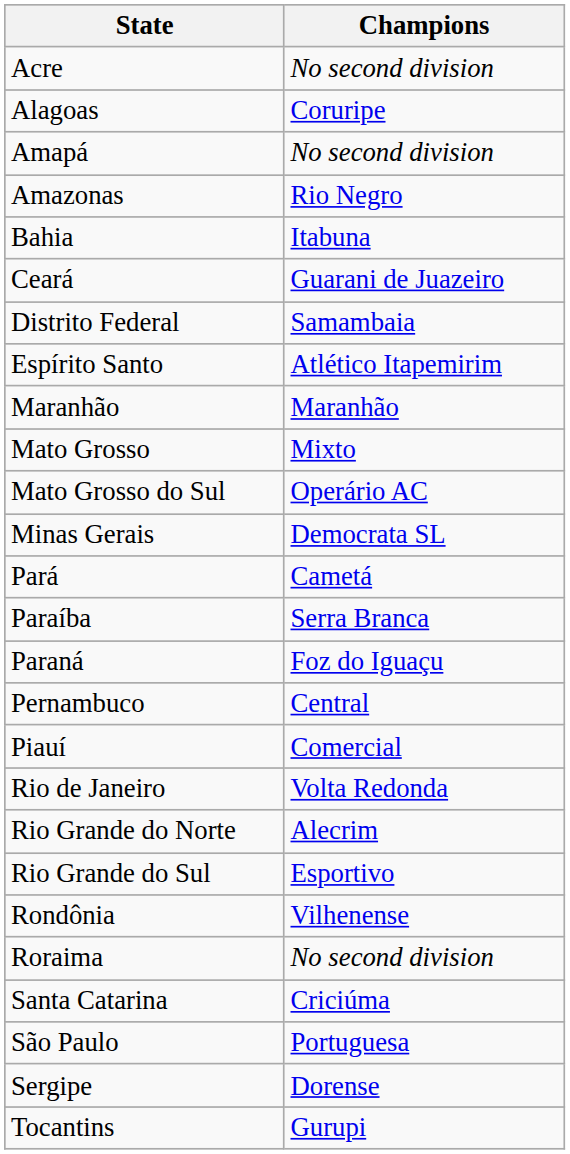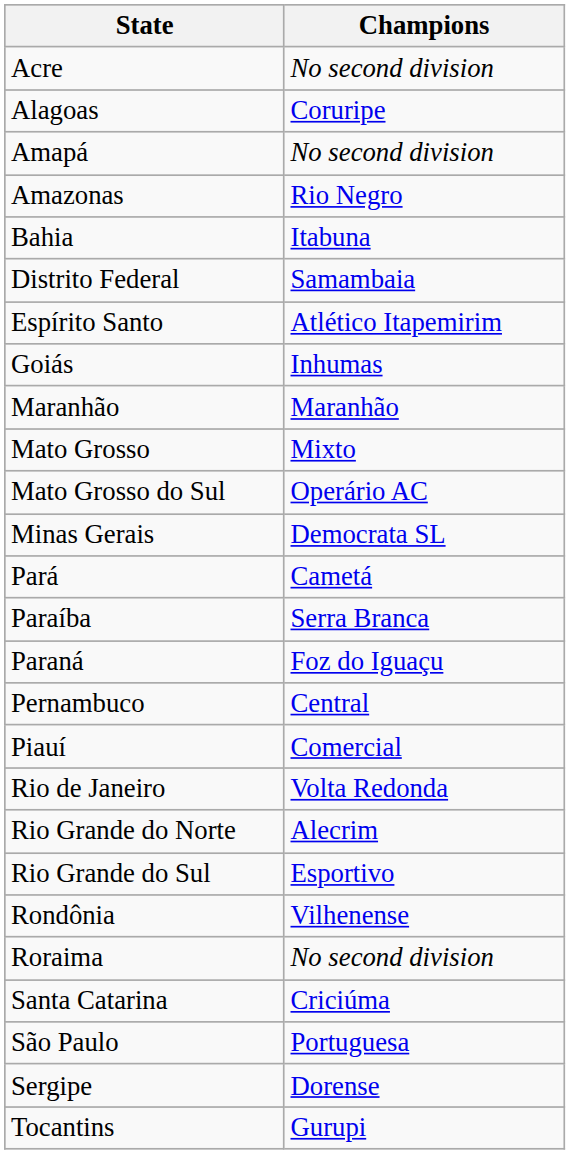- row: (42, 279)
+ row: (42, 364)
